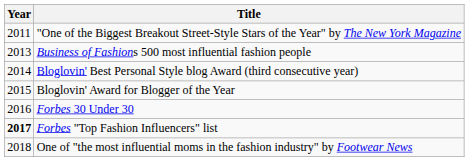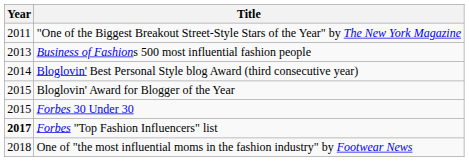(19, 109) 2016 -> (19, 109) 2015
